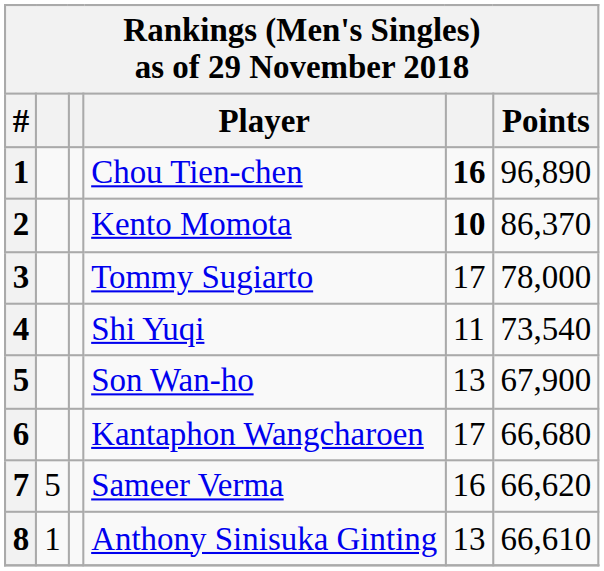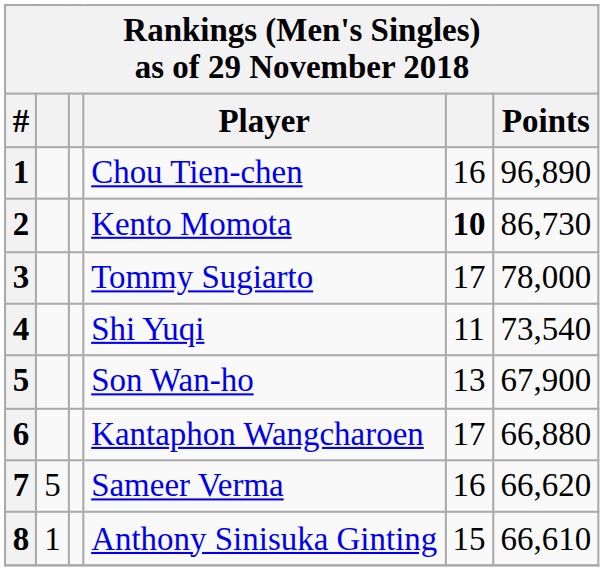(469, 172) bold -> (469, 172) normal
(546, 224) 86,370 -> (546, 224) 86,730
(546, 433) 66,680 -> (546, 433) 66,880
(469, 538) 13 -> (469, 538) 15
